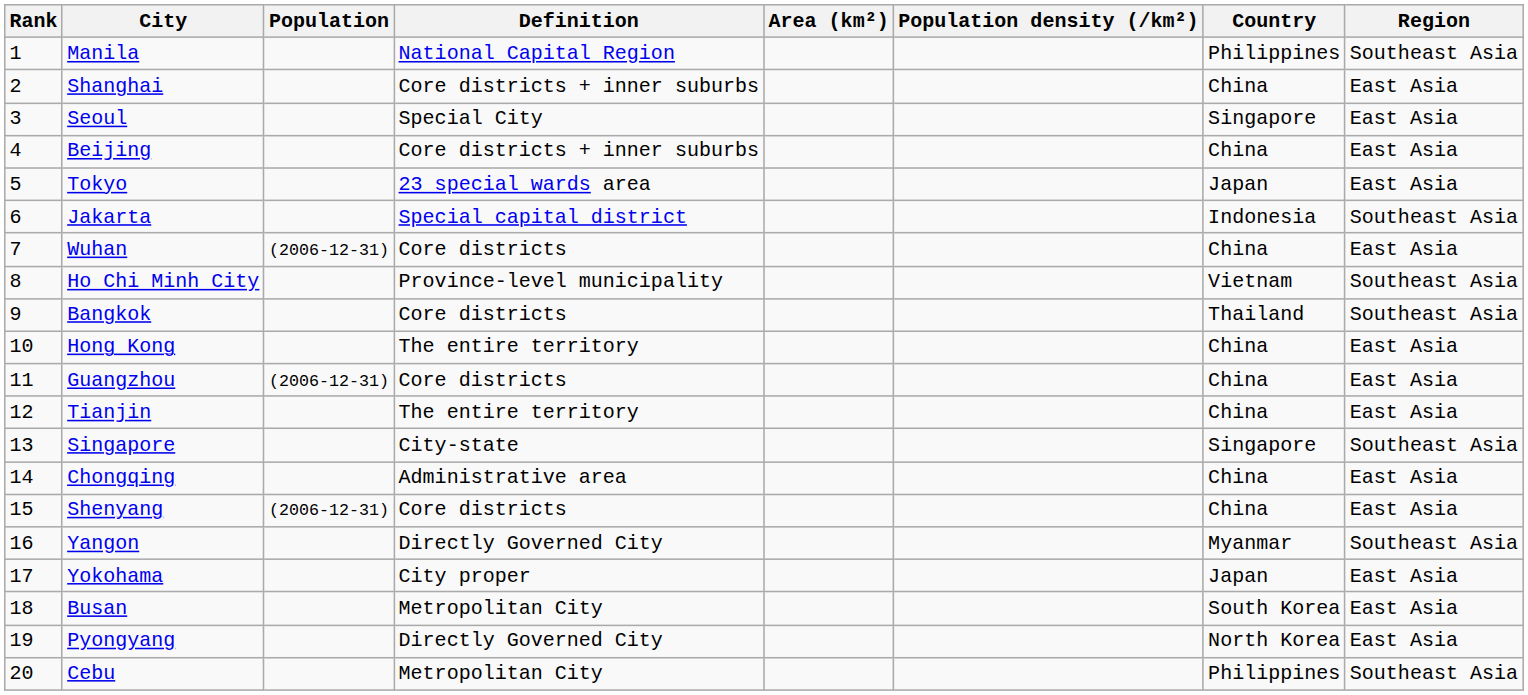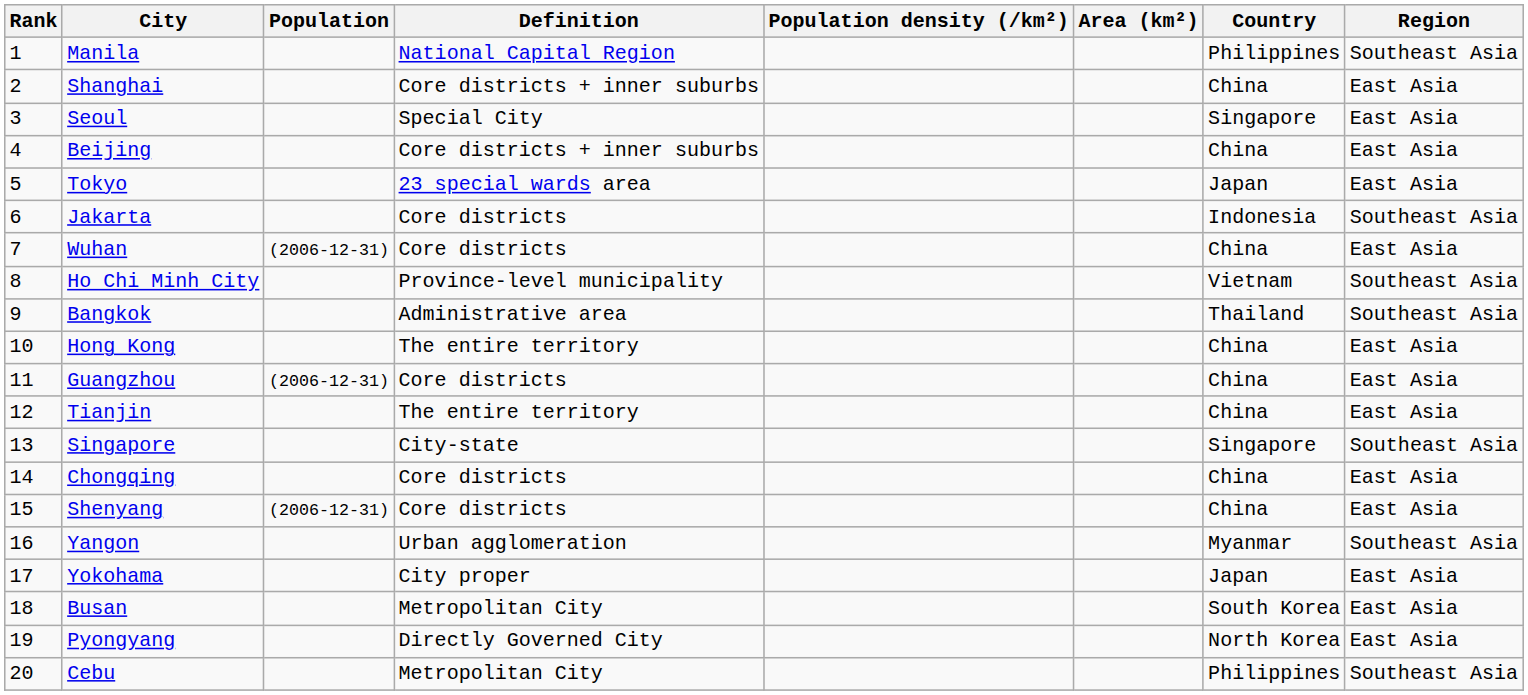columns swapped: (829, 21) <-> (1048, 21)
(543, 217) Special capital district -> (483, 217) Core districts
(483, 315) Core districts -> (513, 315) Administrative area
(513, 478) Administrative area -> (483, 478) Core districts
(531, 543) Directly Governed City -> (513, 543) Urban agglomeration
